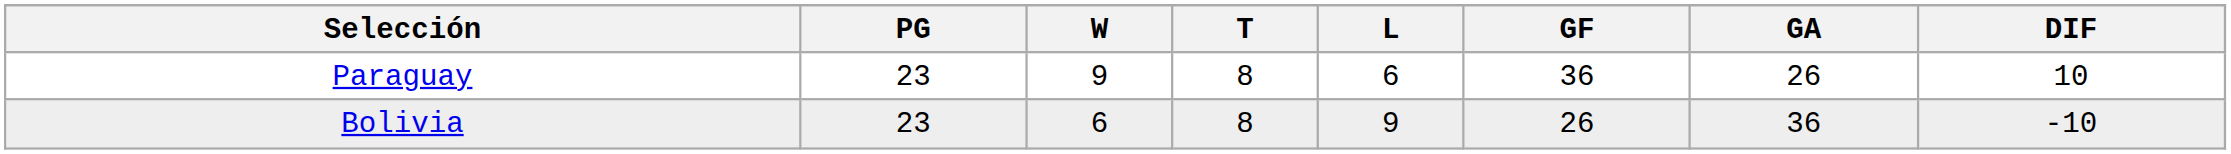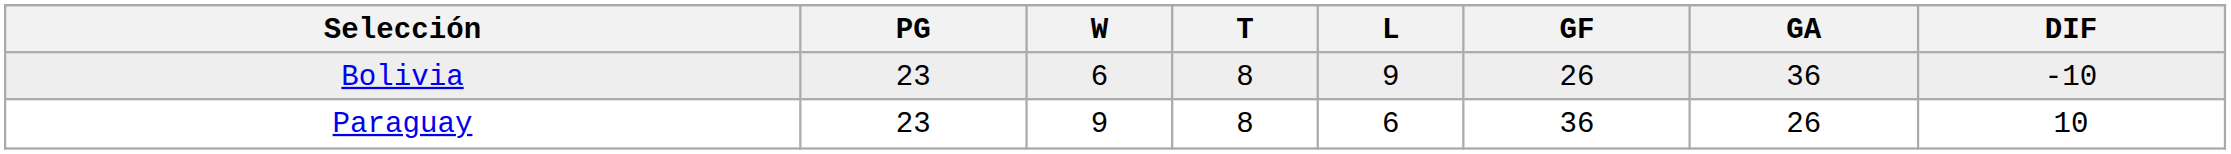rows swapped: (403, 76) <-> (403, 124)
